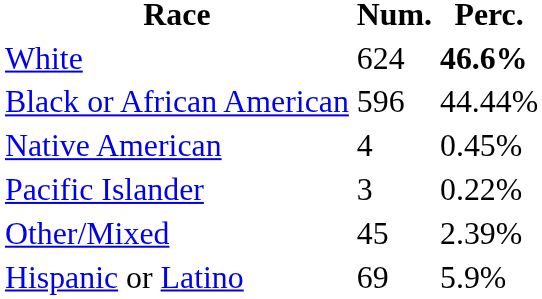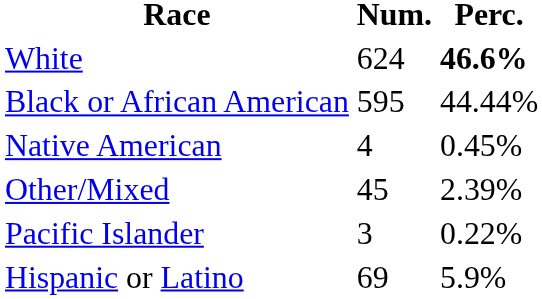(381, 101) 596 -> (381, 101) 595
rows swapped: (104, 189) <-> (87, 233)
